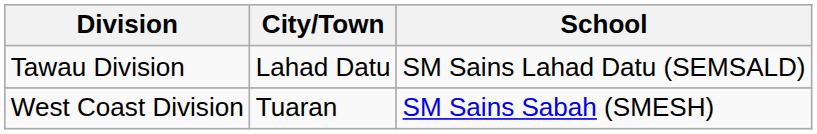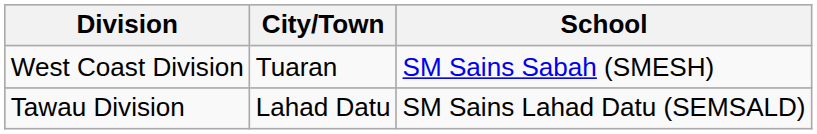rows swapped: (98, 66) <-> (127, 107)
